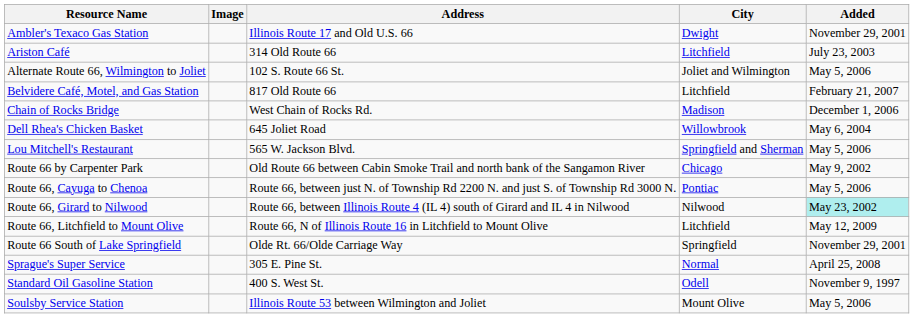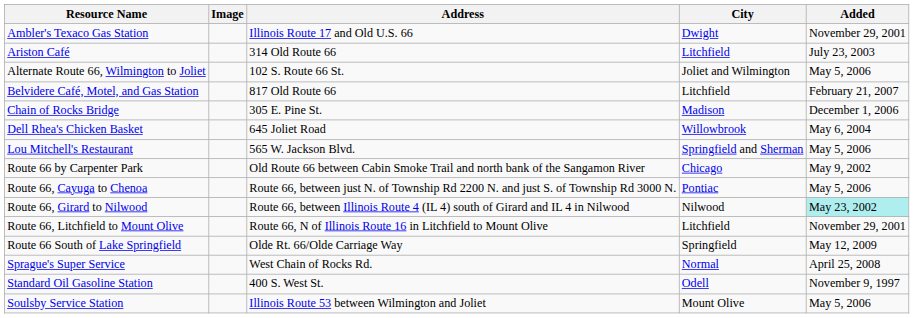(311, 110) West Chain of Rocks Rd. -> (286, 110) 305 E. Pine St.
(843, 226) May 12, 2009 -> (857, 226) November 29, 2001
(857, 245) November 29, 2001 -> (843, 245) May 12, 2009
(286, 264) 305 E. Pine St. -> (311, 264) West Chain of Rocks Rd.
